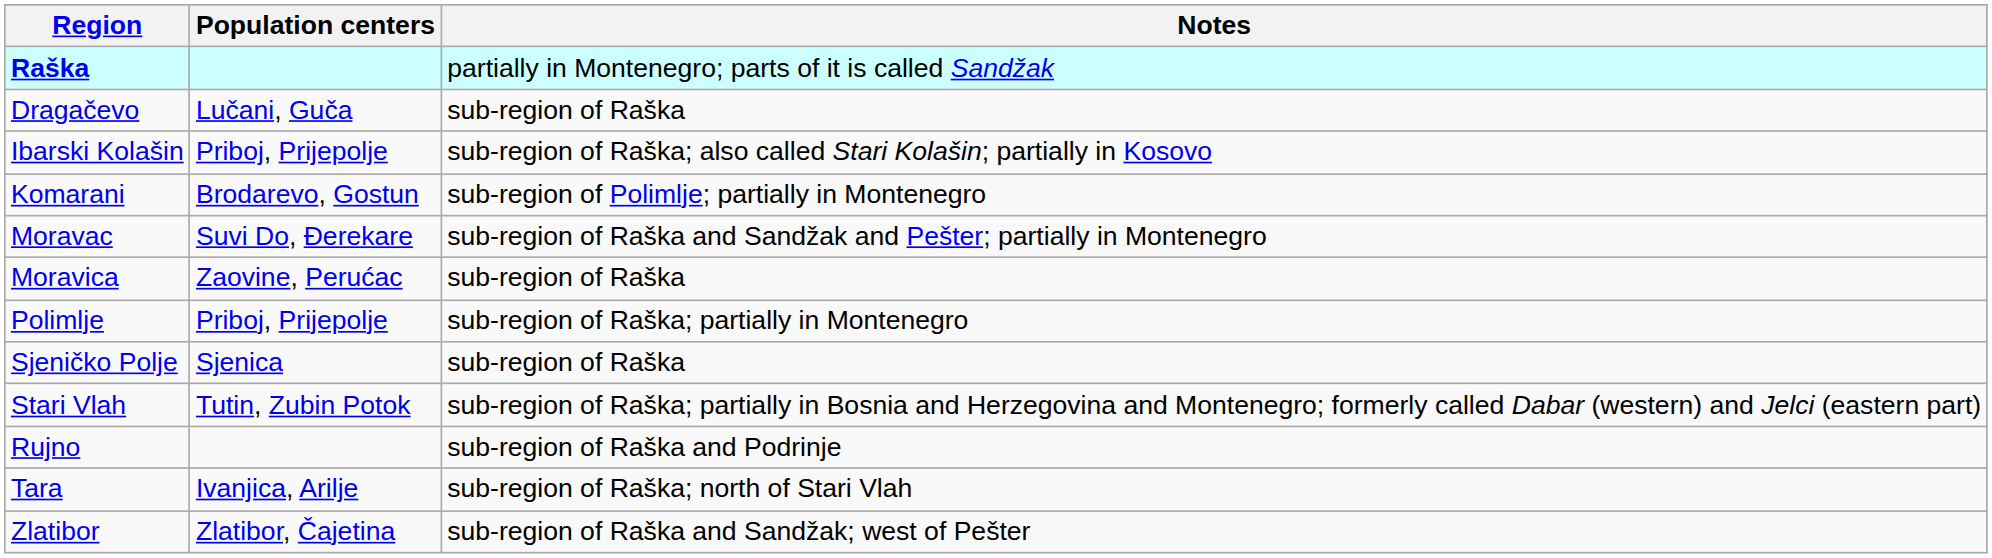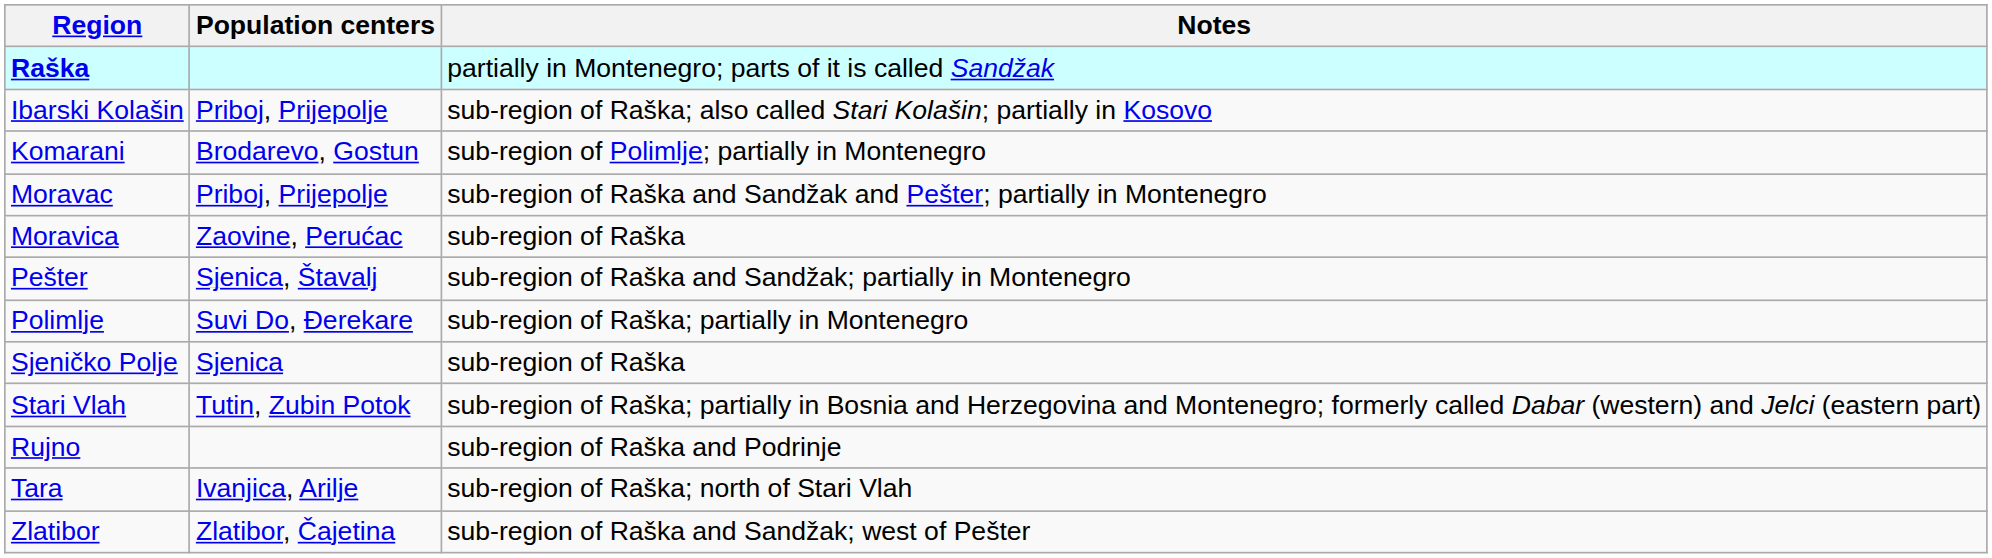- row: (75, 109)
(304, 236) Suvi Do, Đerekare -> (292, 194) Priboj, Prijepolje
+ row: (49, 278)
(292, 320) Priboj, Prijepolje -> (304, 320) Suvi Do, Đerekare
